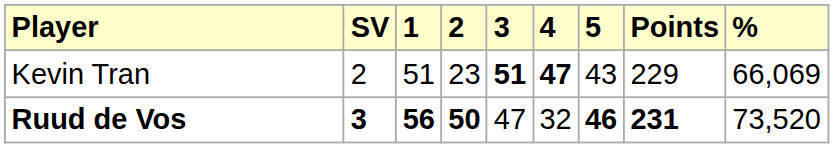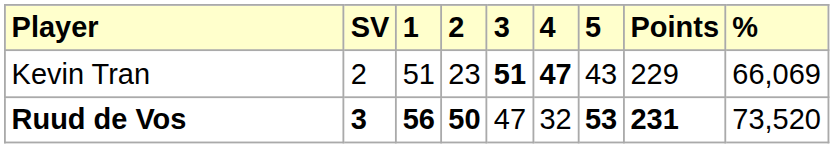(601, 119) 46 -> (601, 119) 53
